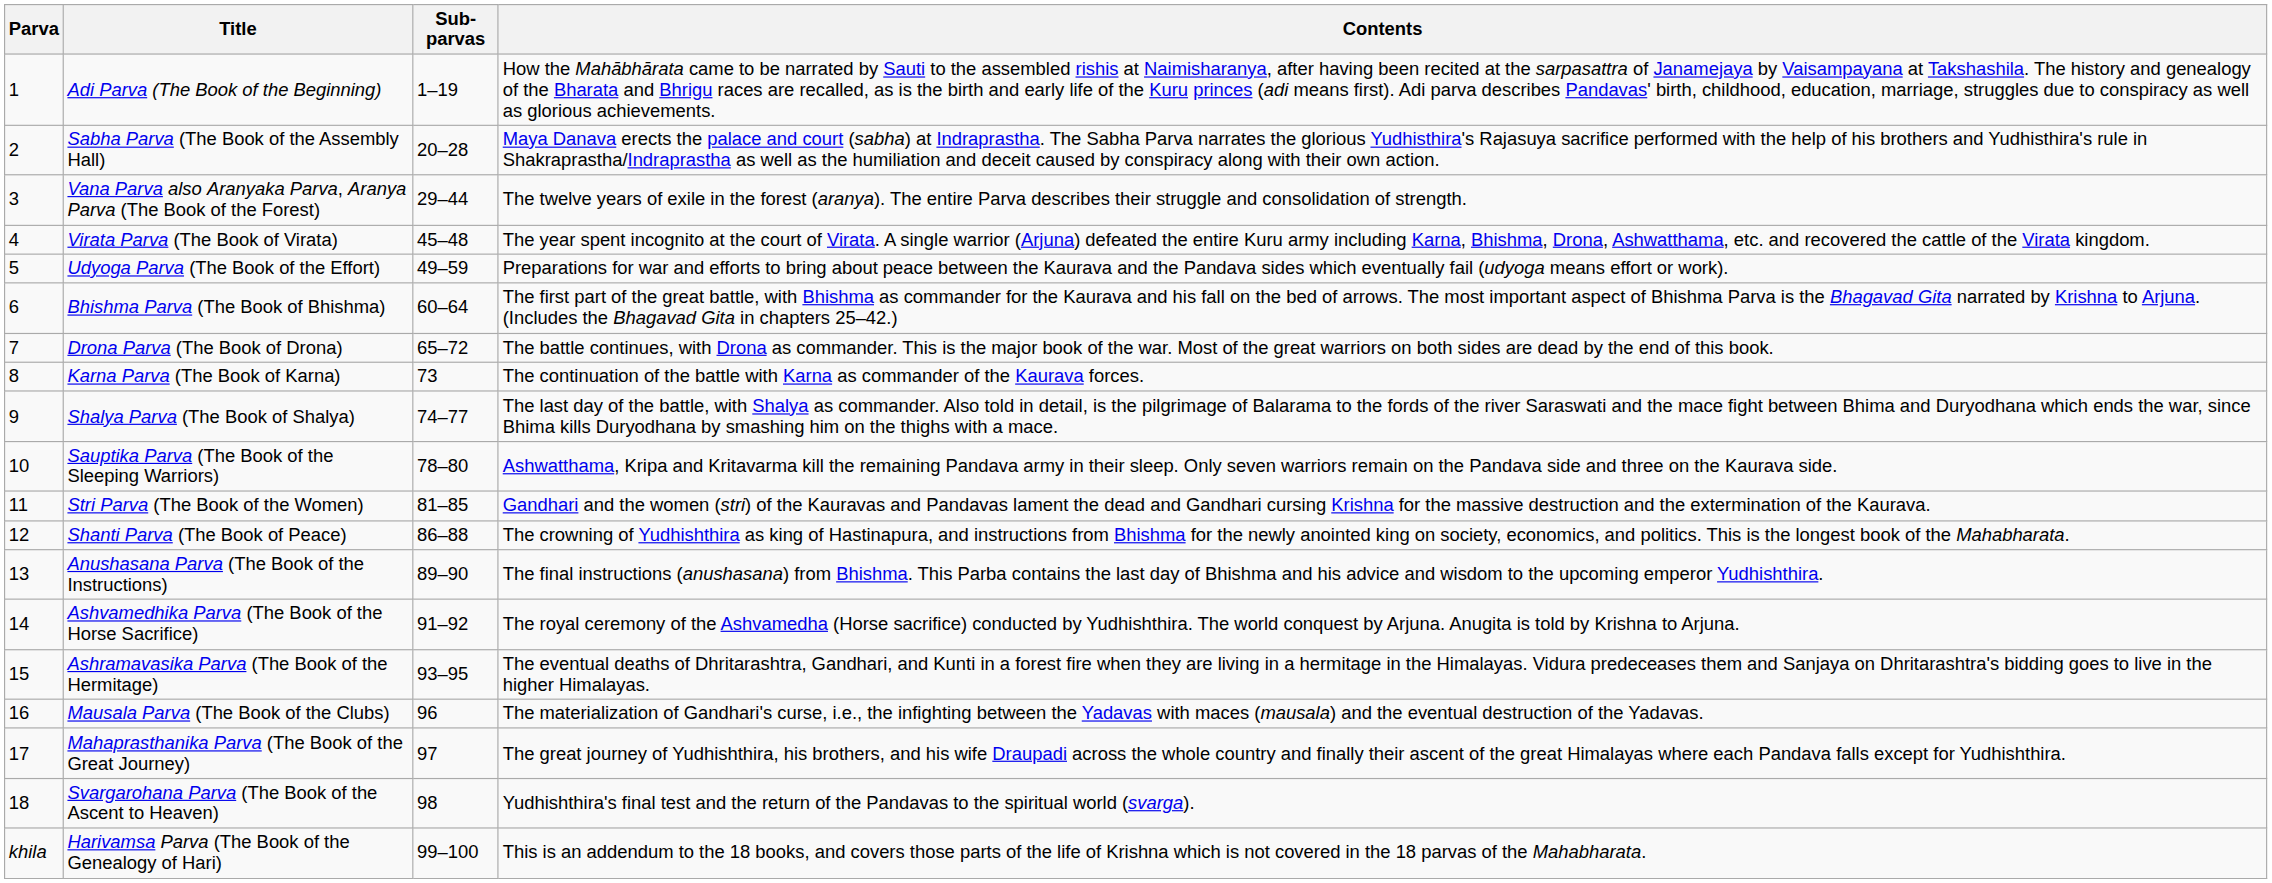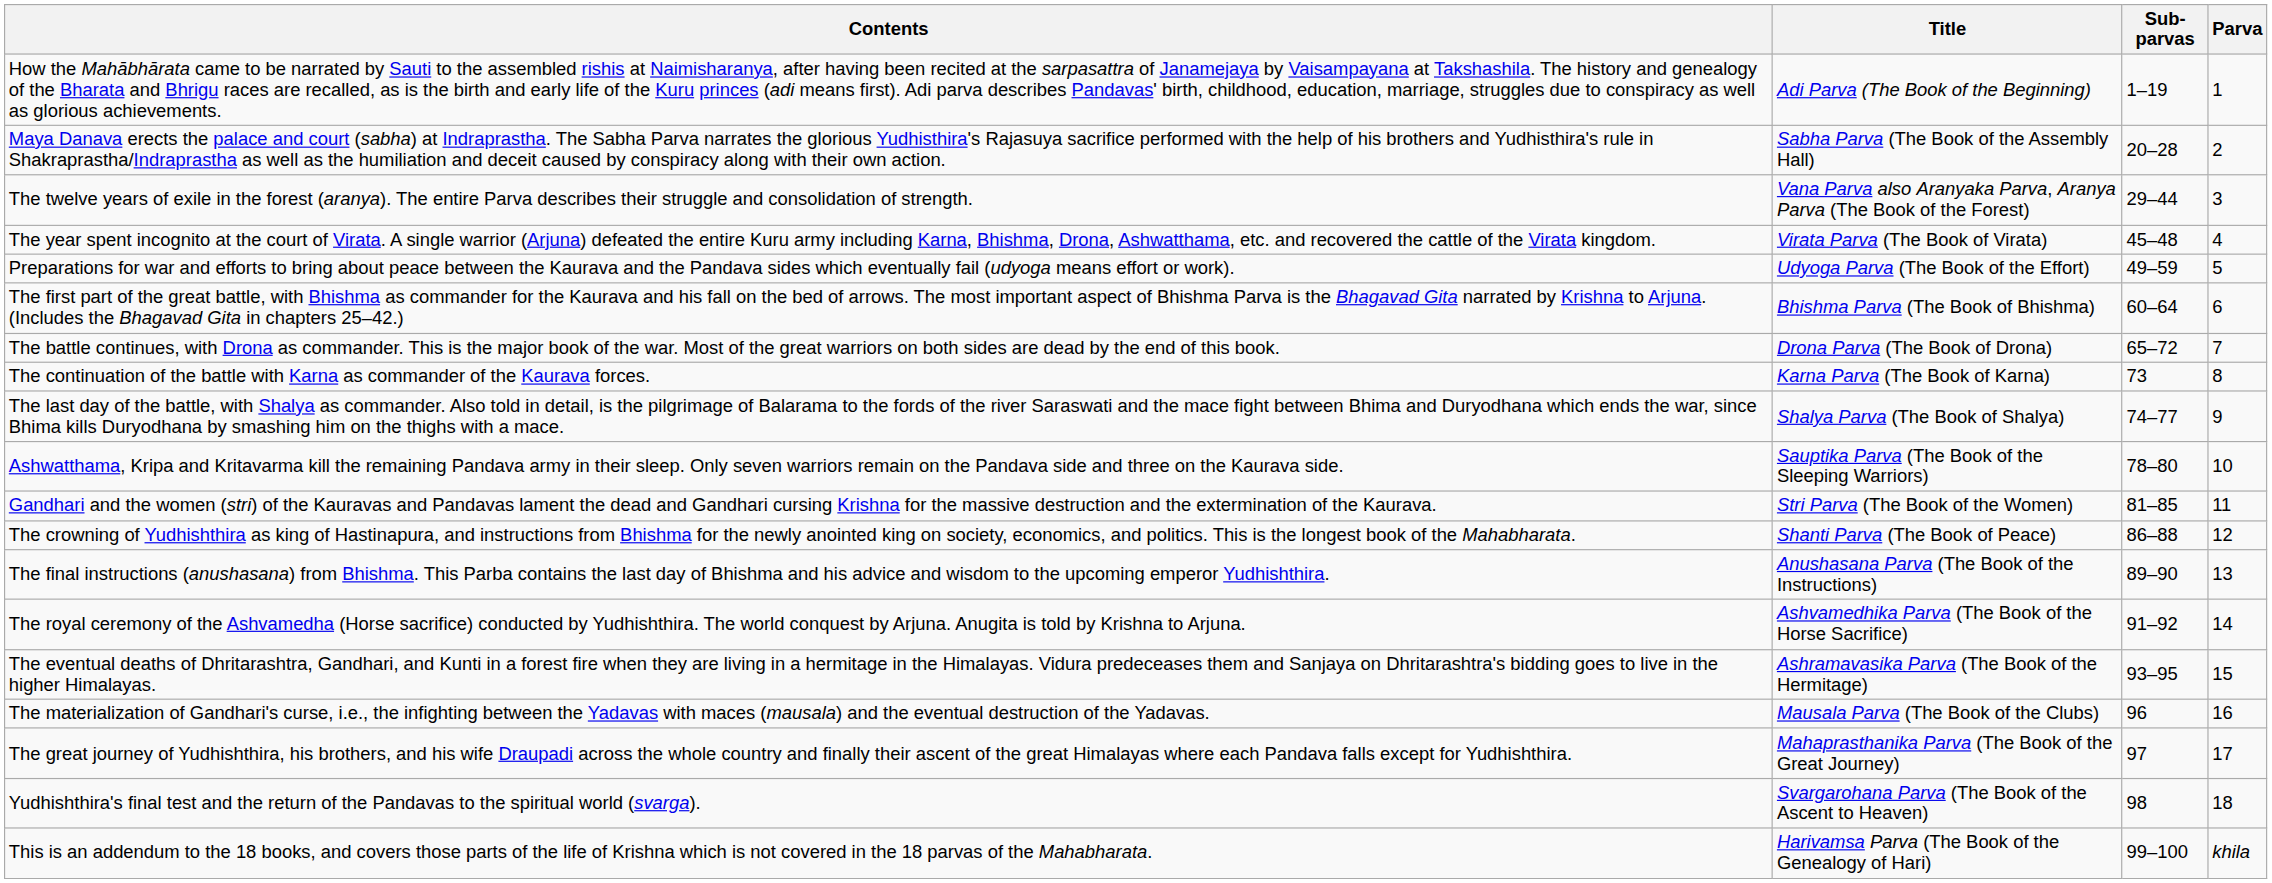columns swapped: (34, 29) <-> (1383, 29)
